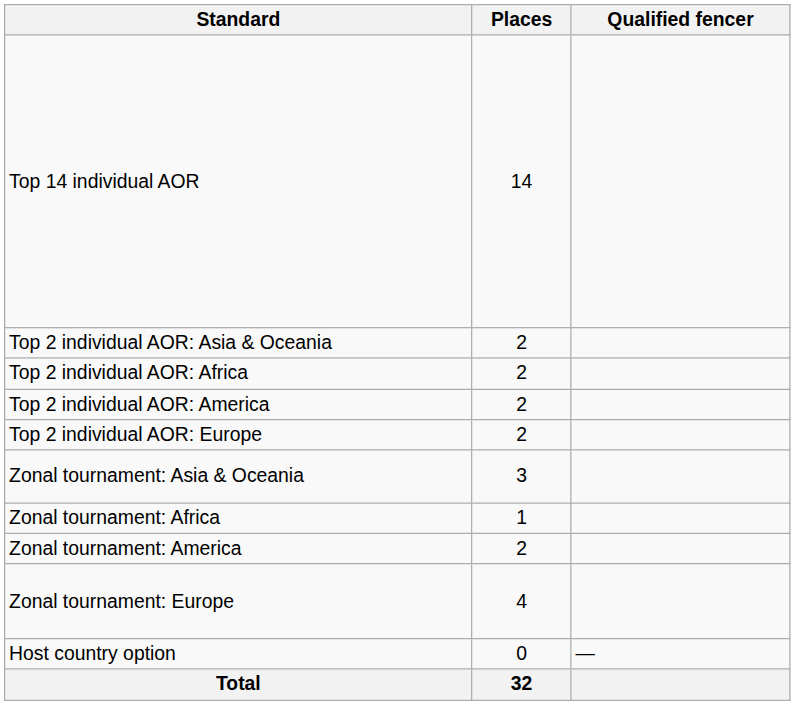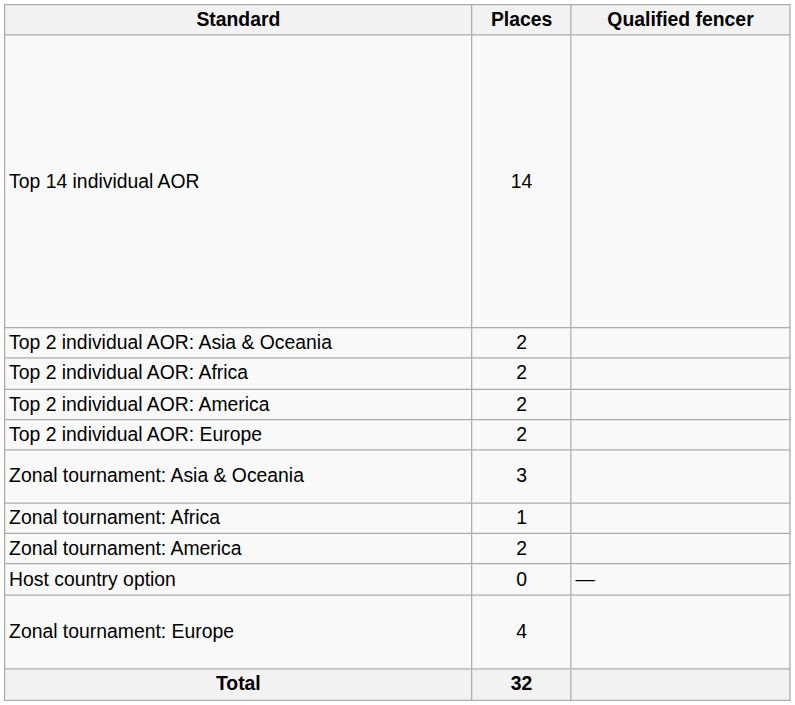rows swapped: (122, 601) <-> (92, 653)
